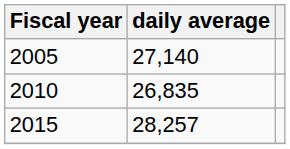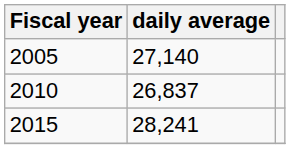(166, 90) 26,835 -> (166, 90) 26,837
(166, 125) 28,257 -> (166, 125) 28,241
